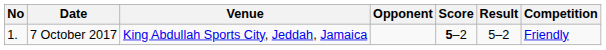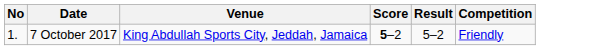- column: (403, 14)
